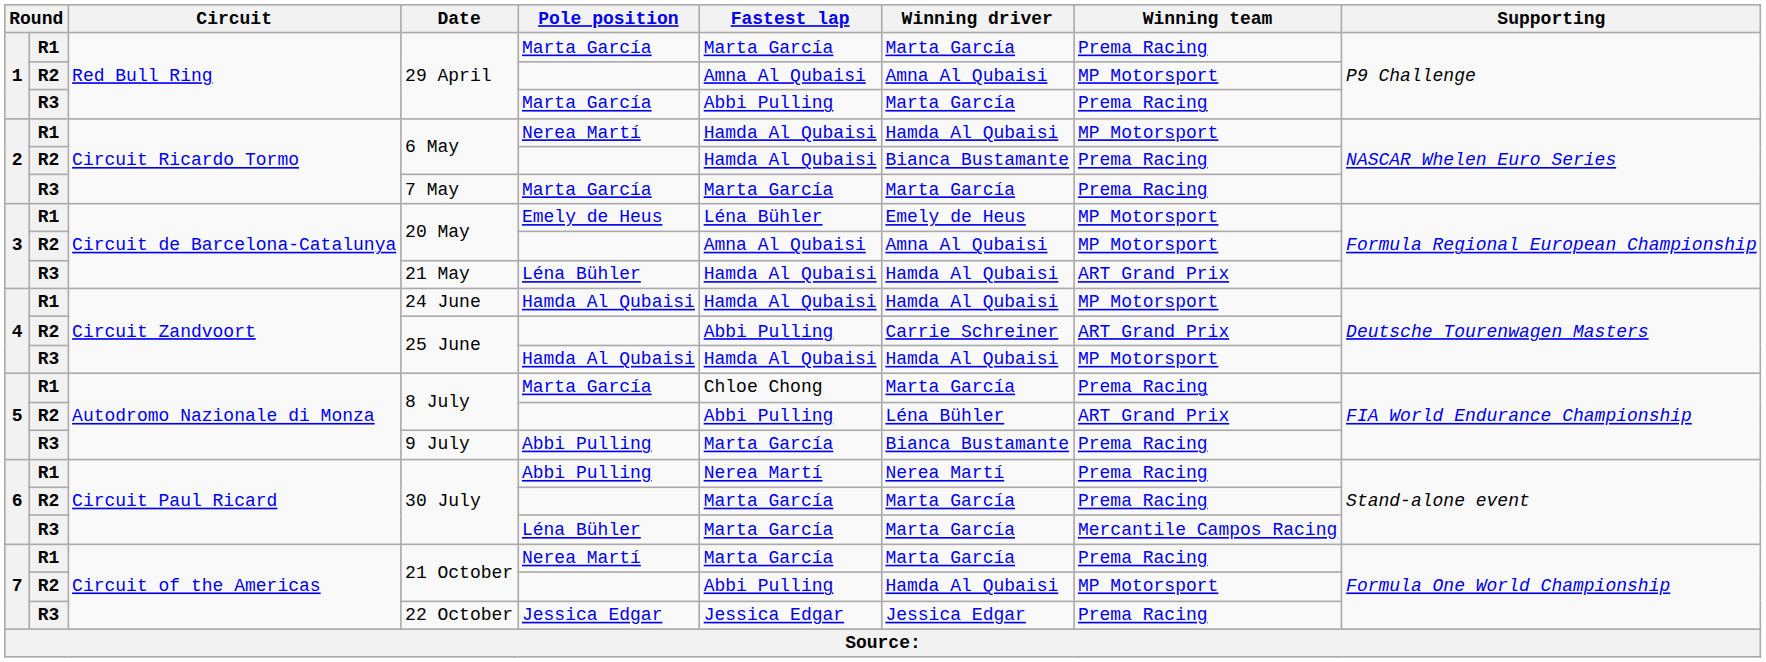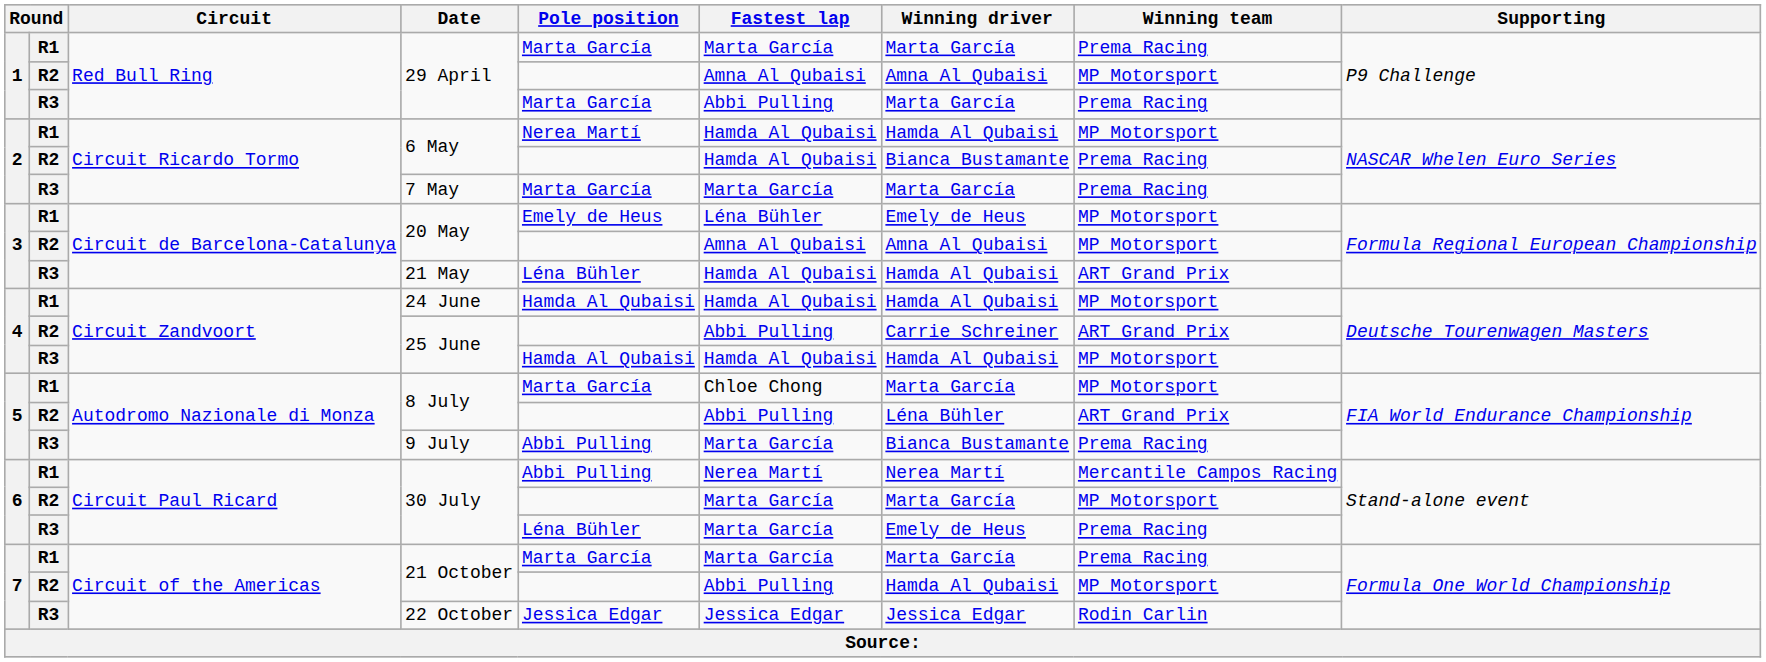(1143, 388) Prema Racing -> (1148, 388) MP Motorsport
(1143, 473) Prema Racing -> (1208, 473) Mercantile Campos Racing
(1143, 501) Prema Racing -> (1148, 501) MP Motorsport
(950, 530) Marta García -> (956, 530) Emely de Heus
(1208, 530) Mercantile Campos Racing -> (1143, 530) Prema Racing
(581, 558) Nerea Martí -> (587, 558) Marta García
(1143, 615) Prema Racing -> (1143, 615) Rodin Carlin
